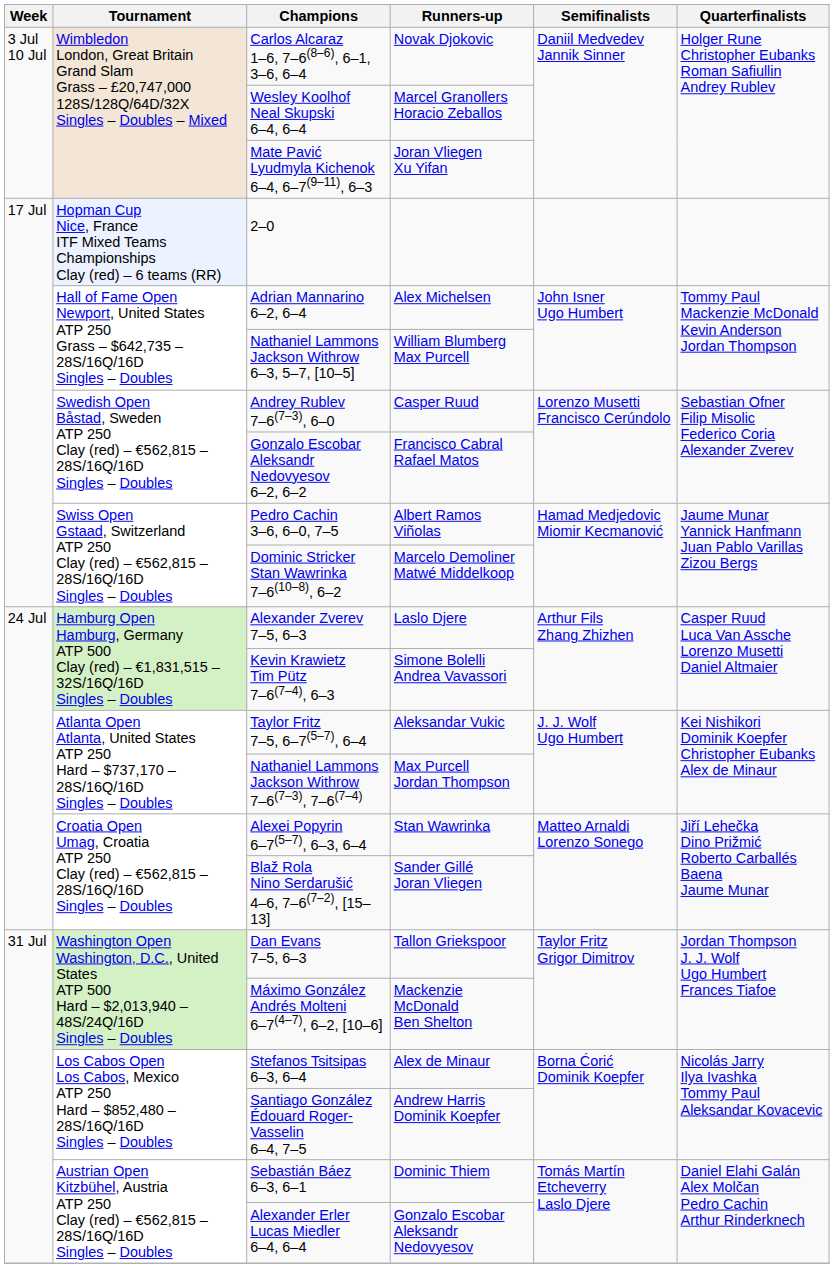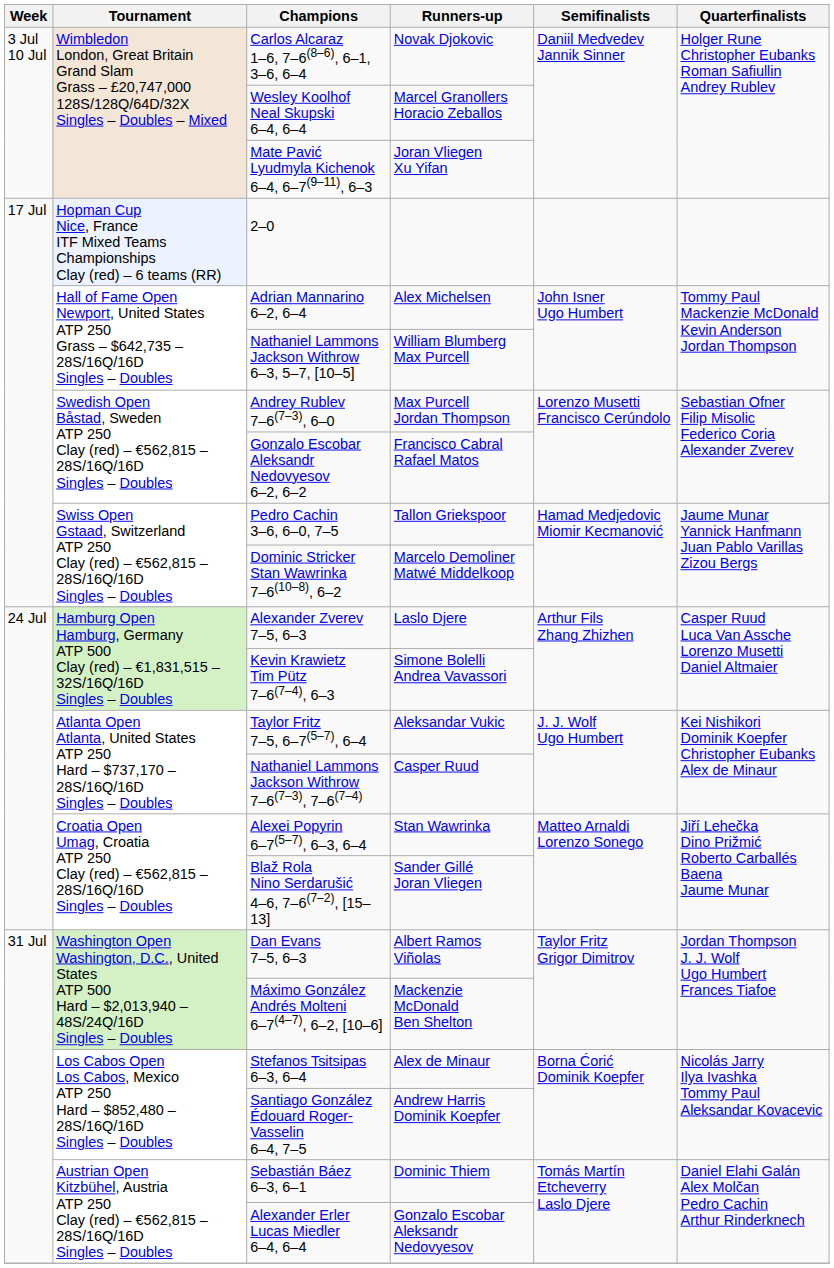(436, 401) Casper Ruud -> (452, 409) Max Purcell Jordan Thompson
(437, 523) Albert Ramos Viñolas -> (450, 515) Tallon Griekspoor
(452, 773) Max Purcell Jordan Thompson -> (436, 765) Casper Ruud
(450, 942) Tallon Griekspoor -> (437, 950) Albert Ramos Viñolas
